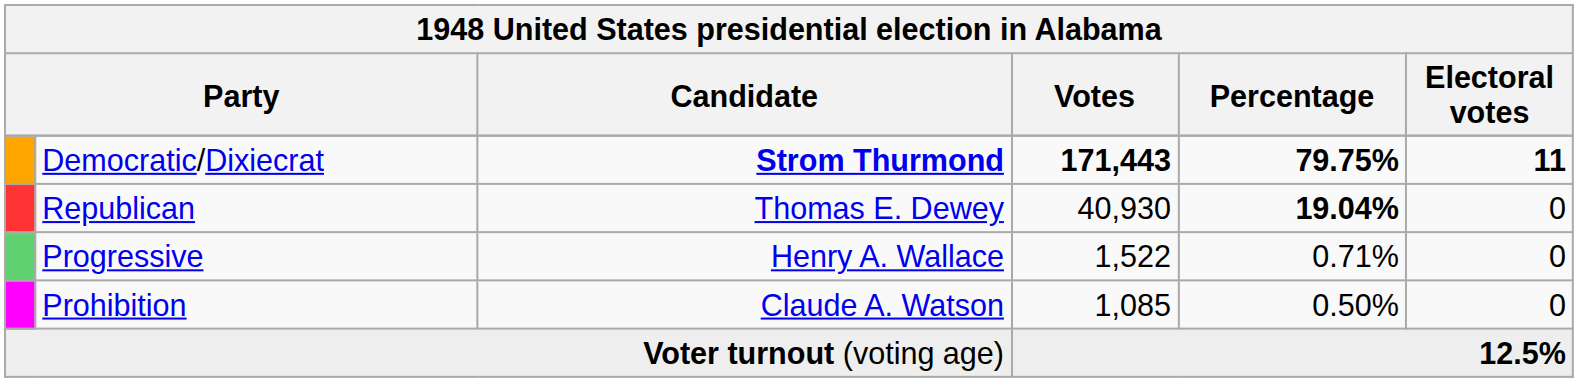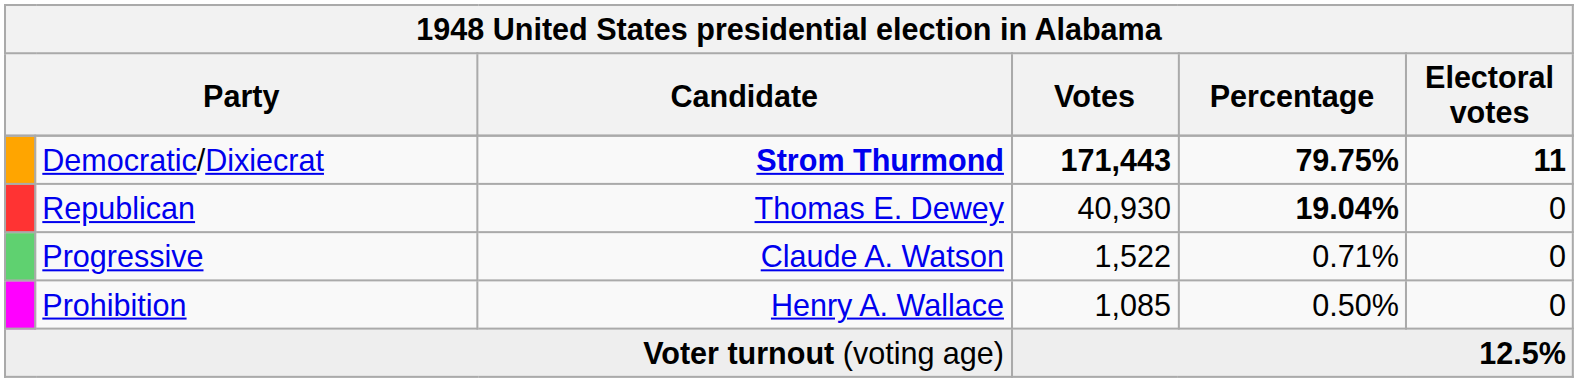(887, 257) Henry A. Wallace -> (882, 257) Claude A. Watson
(882, 305) Claude A. Watson -> (887, 305) Henry A. Wallace
